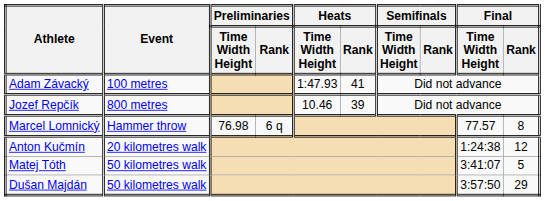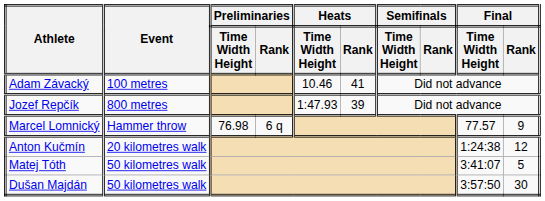(317, 85) 1:47.93 -> (317, 85) 10.46
(317, 105) 10.46 -> (317, 105) 1:47.93
(521, 126) 8 -> (521, 126) 9
(521, 185) 29 -> (521, 185) 30
